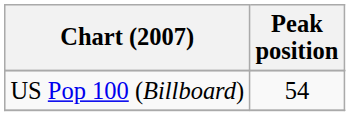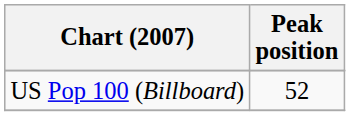(297, 90) 54 -> (297, 90) 52
